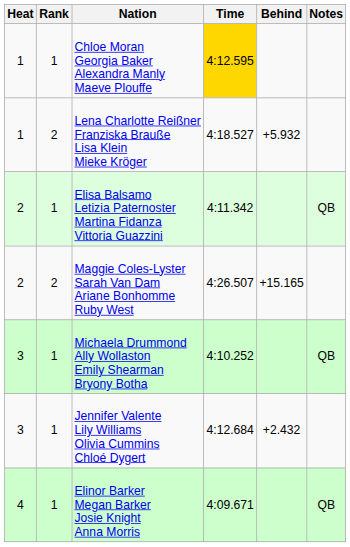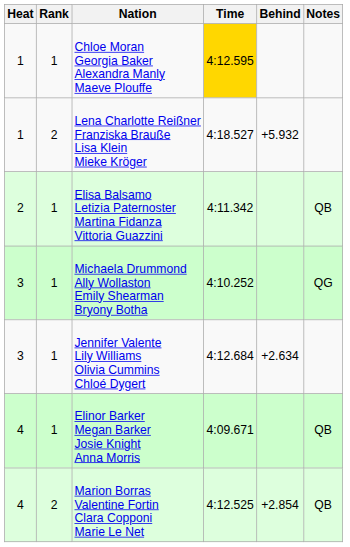- row: (130, 289)
(326, 356) QB -> (323, 282) QG
(282, 430) +2.432 -> (280, 356) +2.634
+ row: (117, 511)
